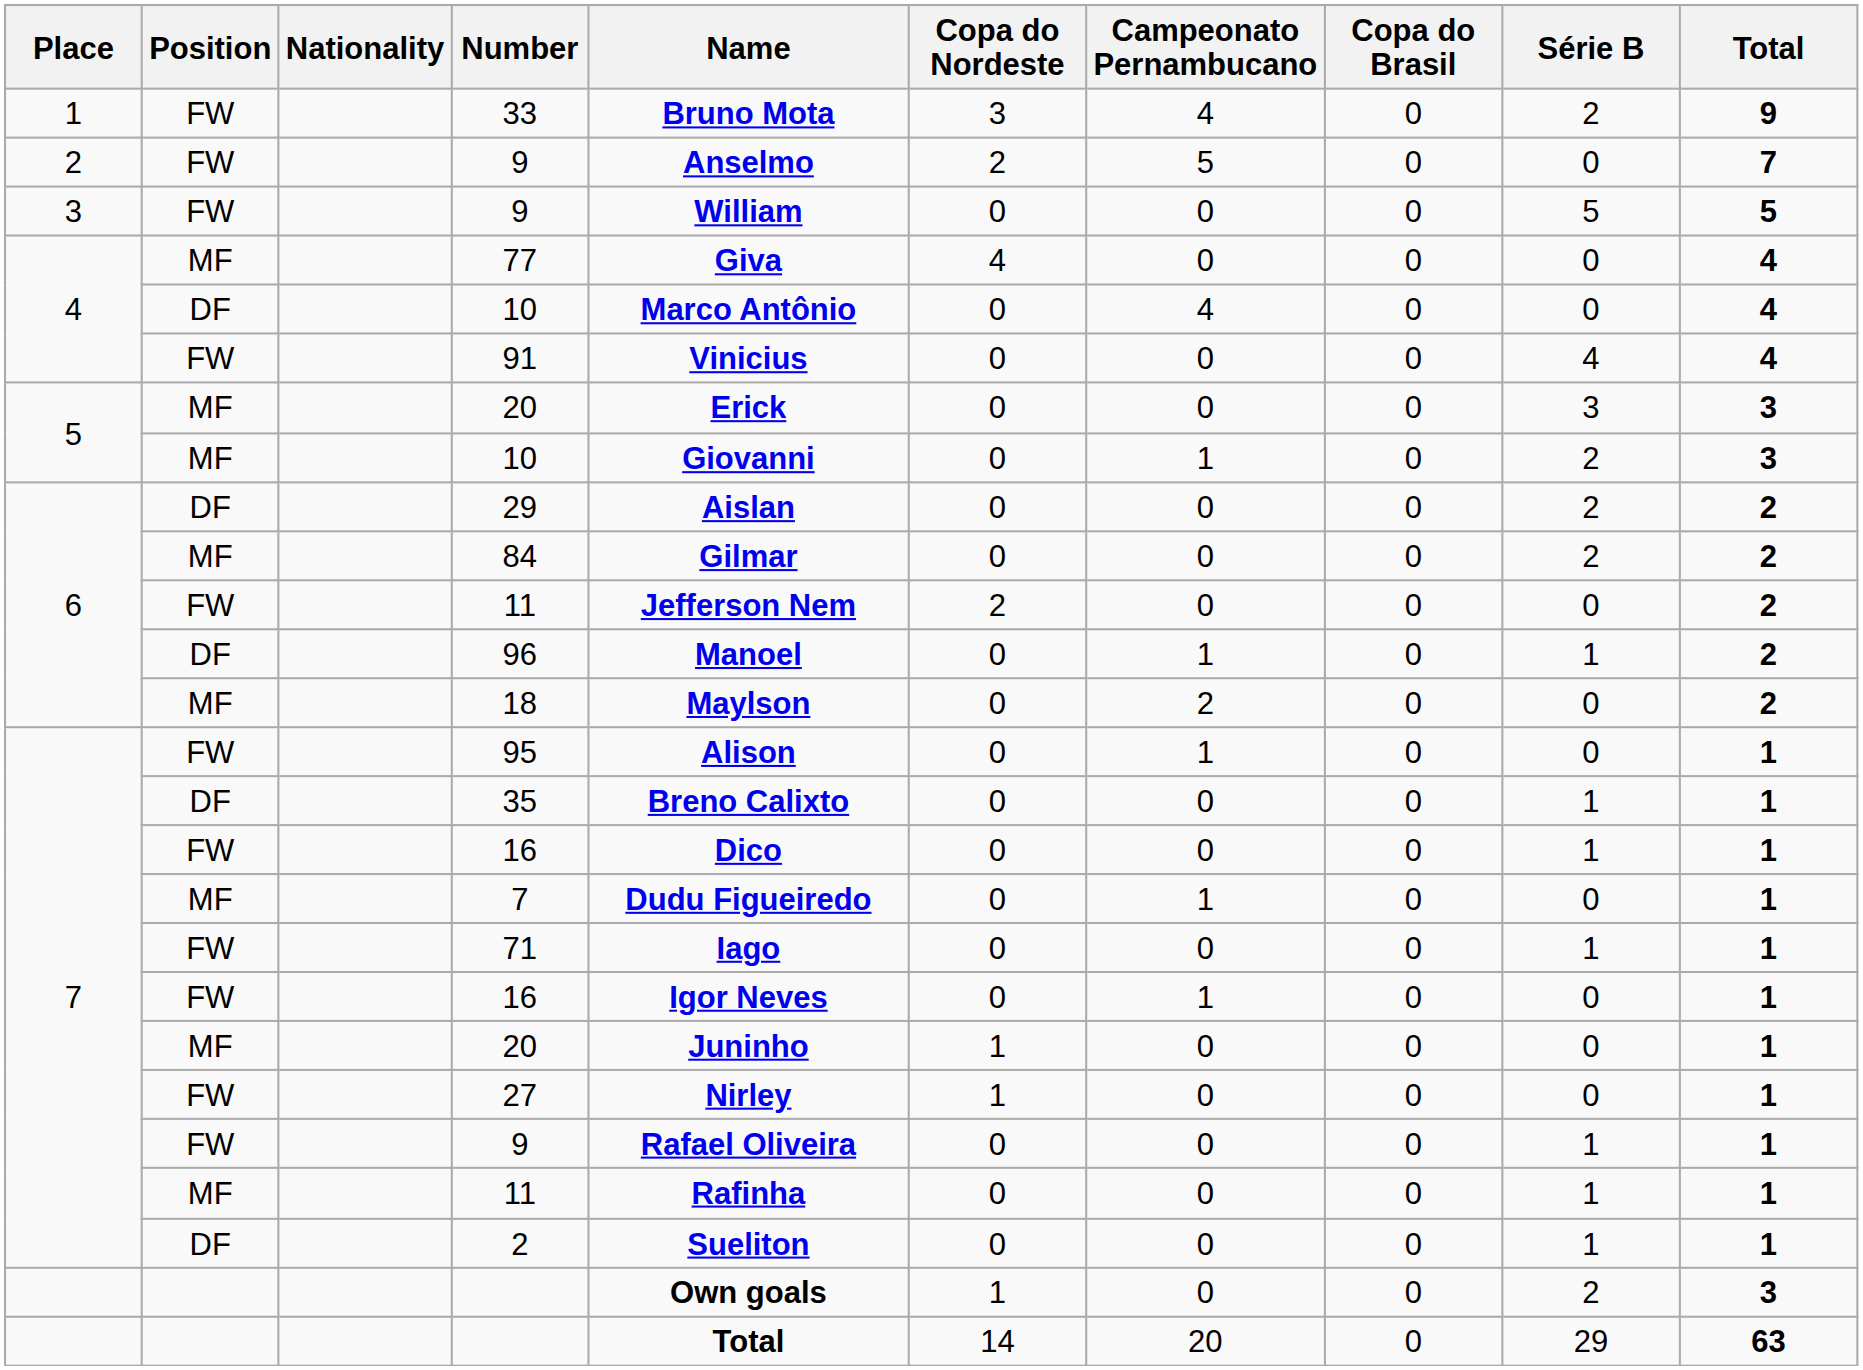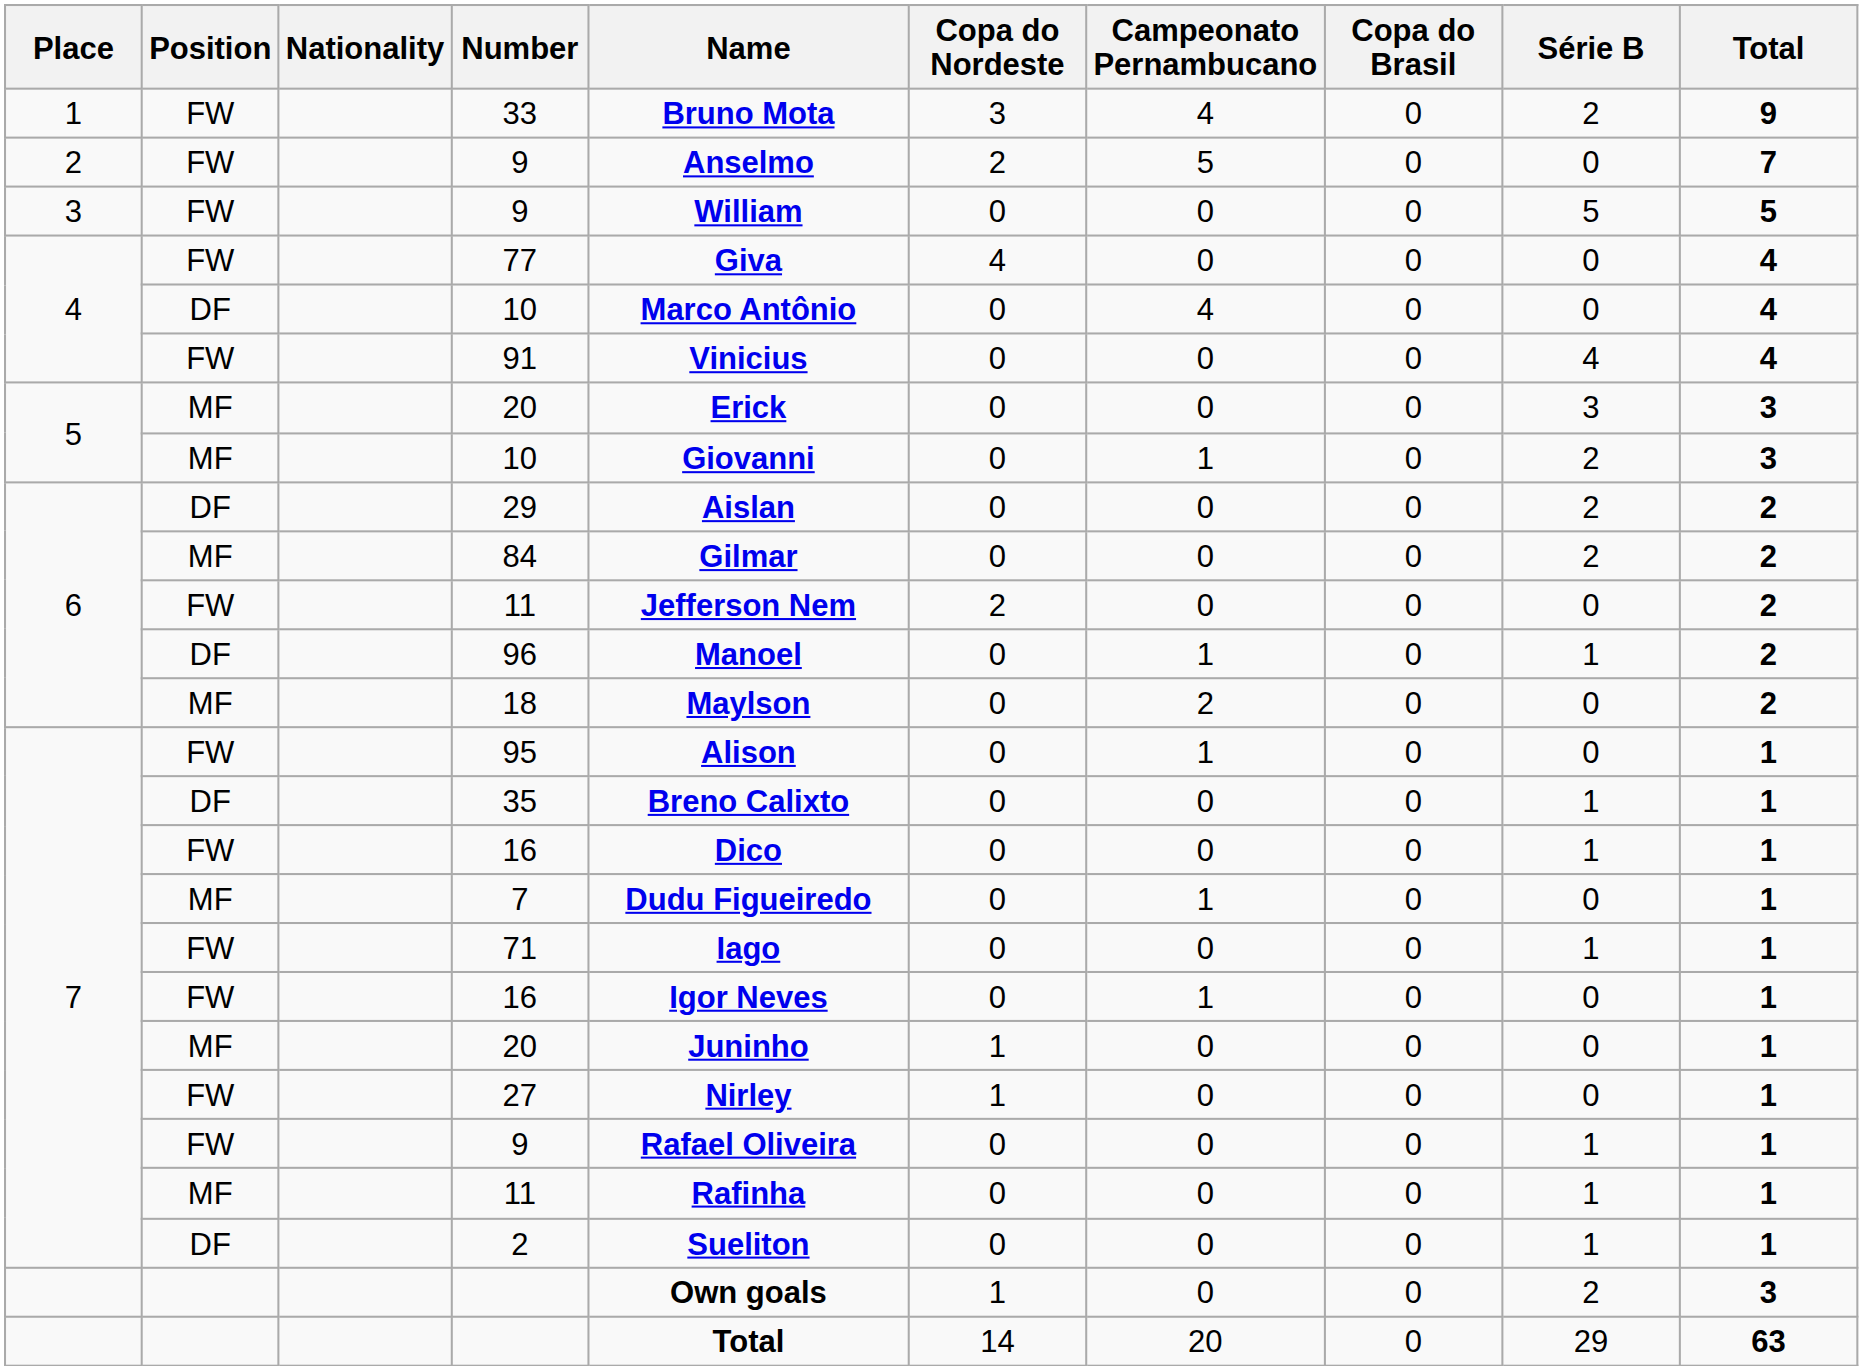(210, 261) MF -> (210, 261) FW
